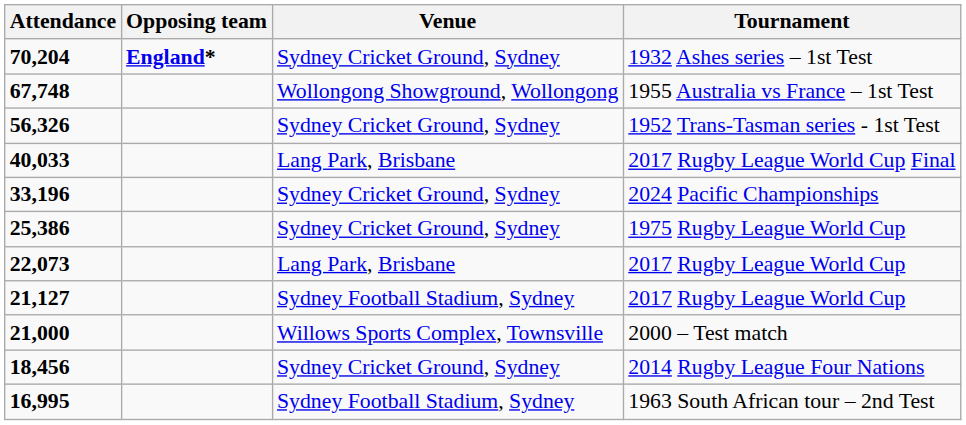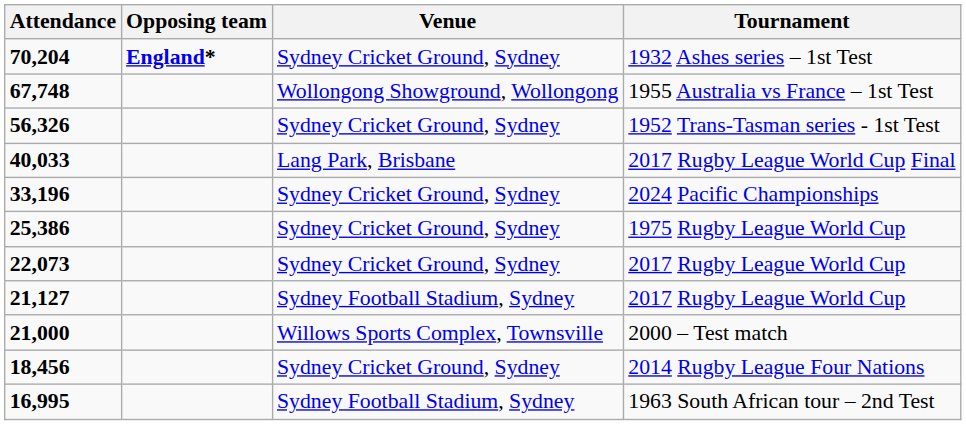(366, 263) Lang Park, Brisbane -> (418, 263) Sydney Cricket Ground, Sydney
